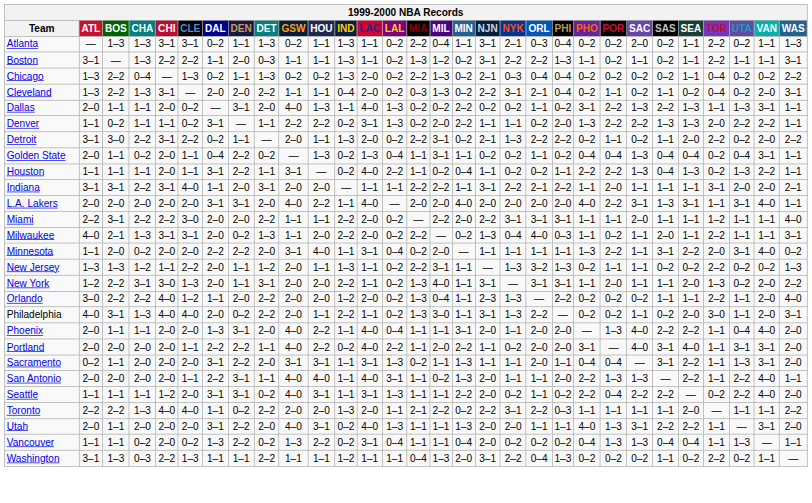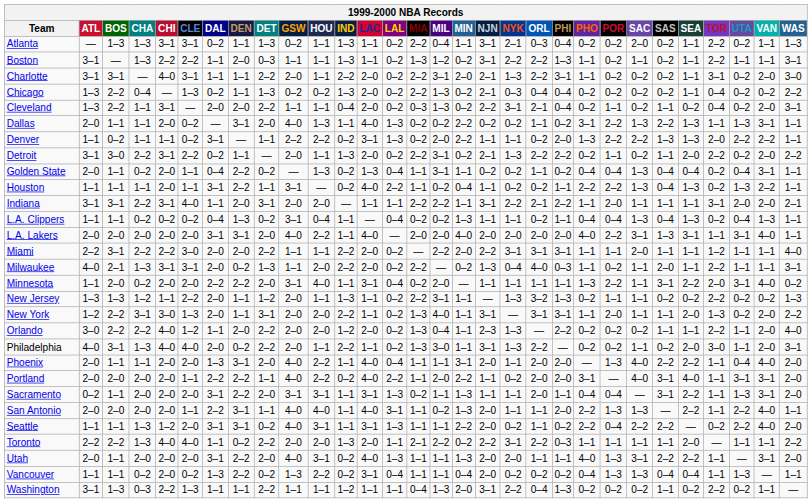+ row: (27, 76)
(142, 92) 1–3 -> (142, 108) 1–1
+ row: (36, 220)
(142, 395) 1–1 -> (142, 427) 1–3
